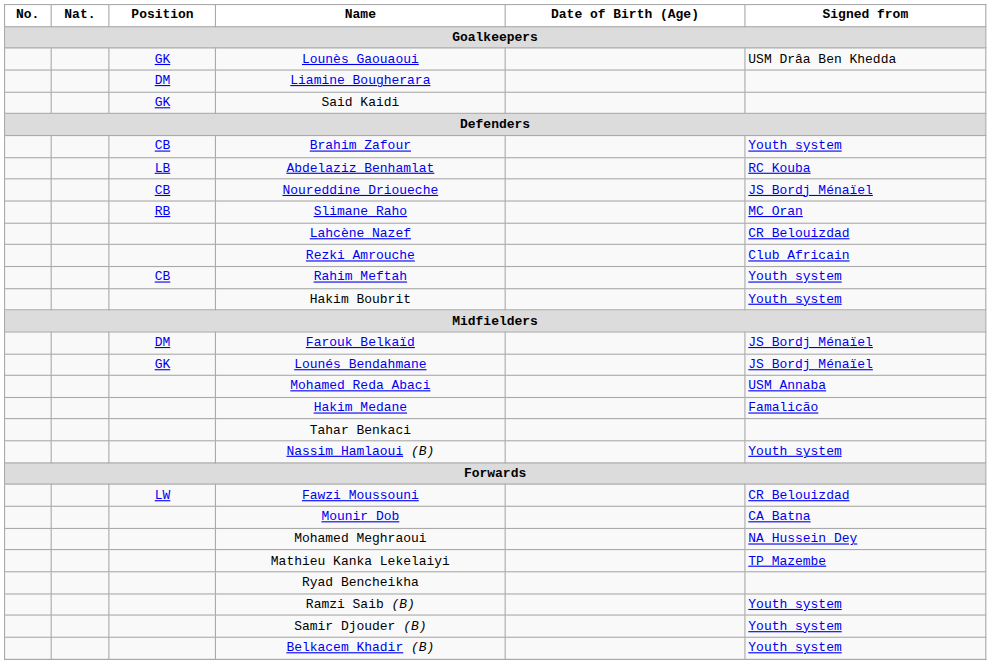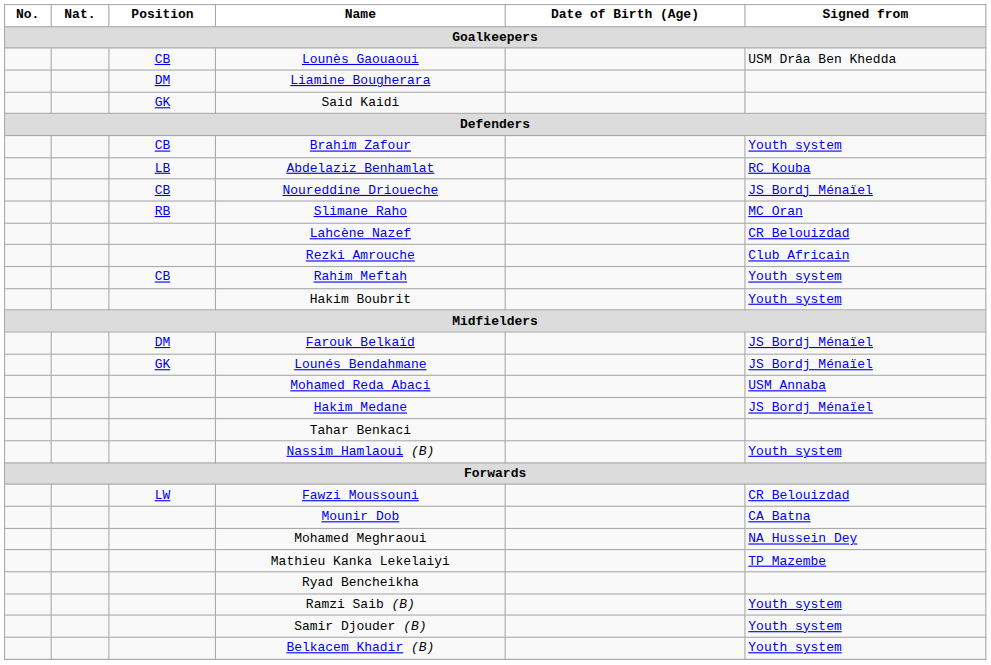(162, 59) GK -> (162, 59) CB
(783, 408) Famalicão -> (811, 408) JS Bordj Ménaïel
